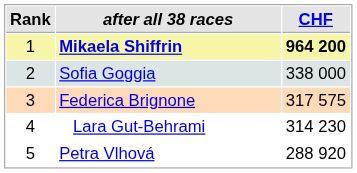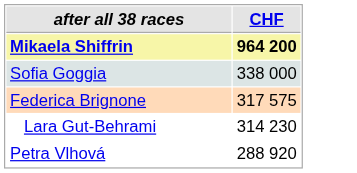- column: (30, 19)
